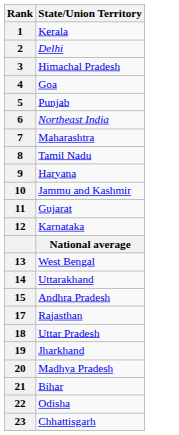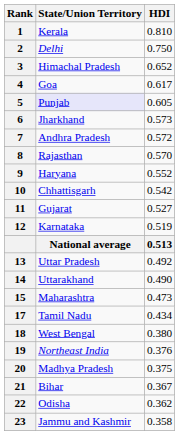+ column: (160, 13)
(54, 102) no background -> (54, 102) lavender background
(74, 119) Northeast India -> (61, 119) Jharkhand
(66, 137) Maharashtra -> (74, 137) Andhra Pradesh
(65, 155) Tamil Nadu -> (60, 155) Rajasthan
(85, 191) Jammu and Kashmir -> (67, 191) Chhattisgarh
(67, 262) West Bengal -> (69, 262) Uttar Pradesh
(74, 297) Andhra Pradesh -> (66, 297) Maharashtra
(60, 315) Rajasthan -> (65, 315) Tamil Nadu
(69, 333) Uttar Pradesh -> (67, 333) West Bengal
(61, 350) Jharkhand -> (74, 350) Northeast India
(67, 421) Chhattisgarh -> (85, 421) Jammu and Kashmir
